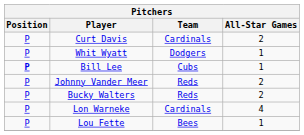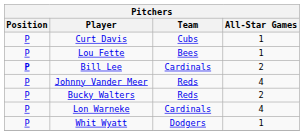(188, 39) Cardinals -> (188, 39) Cubs
(261, 39) 2 -> (261, 39) 1
rows swapped: (101, 123) <-> (101, 53)
(188, 67) Cubs -> (188, 67) Cardinals
(261, 67) 1 -> (261, 67) 2
(261, 81) 2 -> (261, 81) 4
